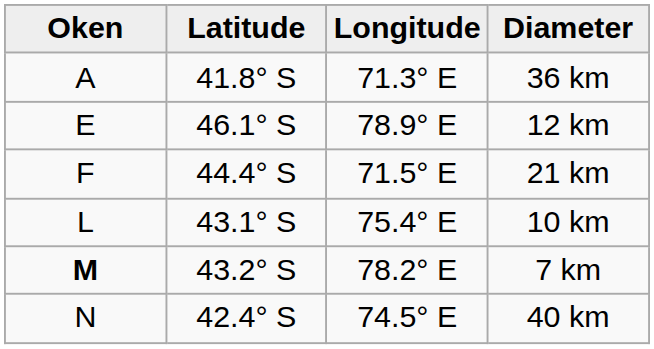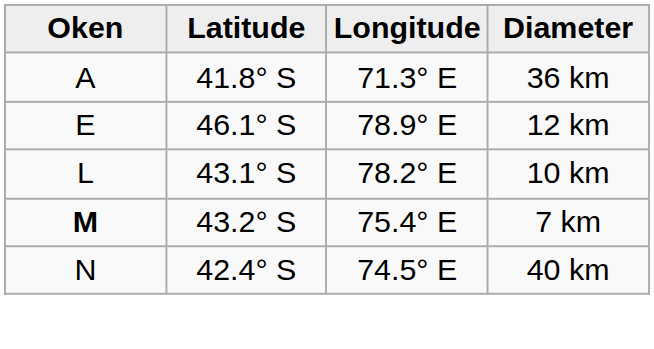- row: (568, 173)
(407, 221) 75.4° E -> (407, 173) 78.2° E
(407, 269) 78.2° E -> (407, 221) 75.4° E
